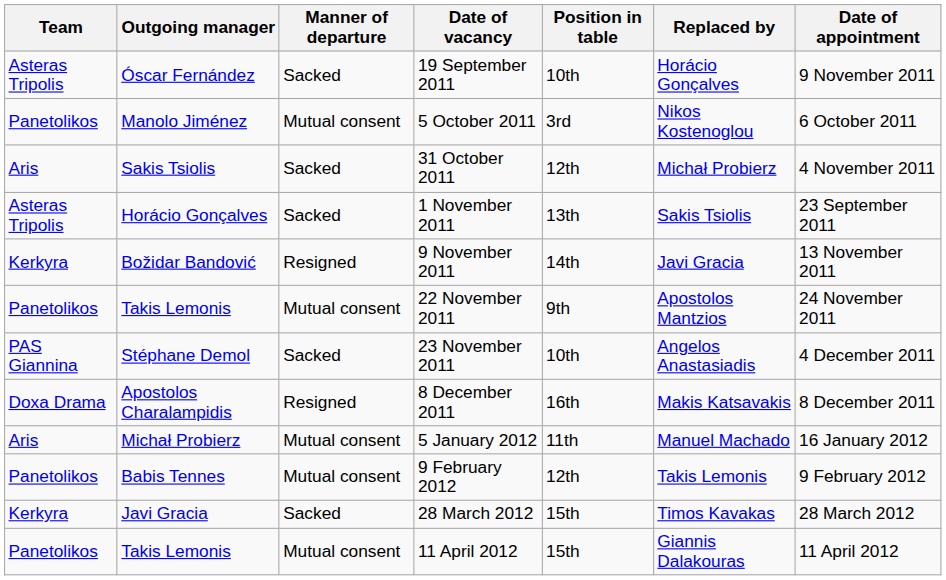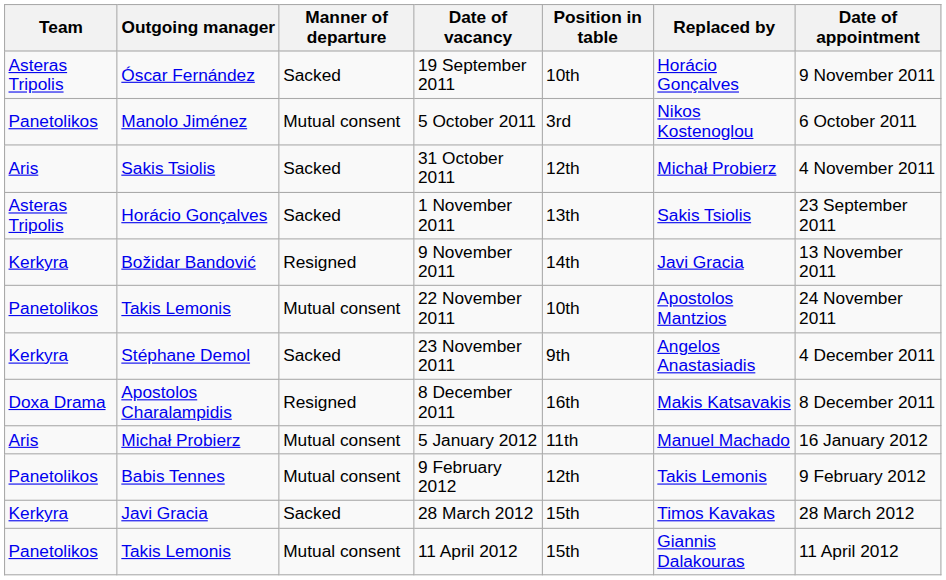(558, 308) 9th -> (563, 308) 10th
(43, 355) PAS Giannina -> (38, 355) Kerkyra
(563, 355) 10th -> (558, 355) 9th
